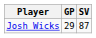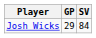(84, 26) 87 -> (84, 26) 84
